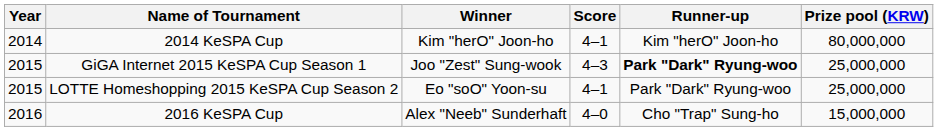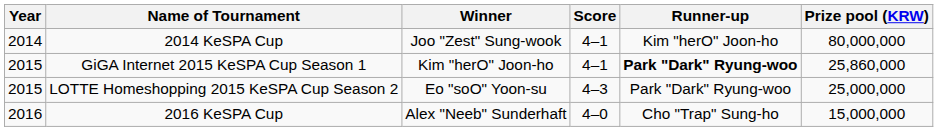(486, 41) Kim "herO" Joon-ho -> (486, 41) Joo "Zest" Sung-wook
(486, 65) Joo "Zest" Sung-wook -> (486, 65) Kim "herO" Joon-ho
(595, 65) 4–3 -> (595, 65) 4–1
(867, 65) 25,000,000 -> (867, 65) 25,860,000
(595, 89) 4–1 -> (595, 89) 4–3
